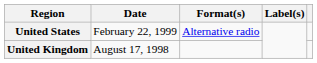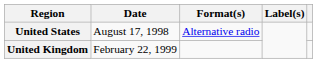(135, 31) February 22, 1999 -> (131, 31) August 17, 1998
(131, 49) August 17, 1998 -> (135, 49) February 22, 1999
